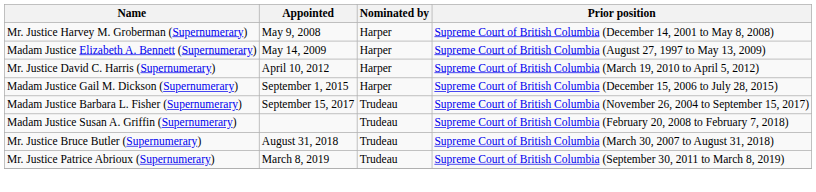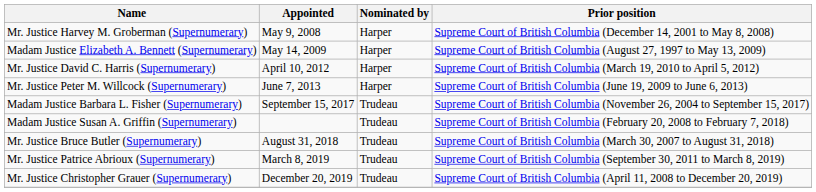+ row: (117, 86)
- row: (123, 86)
+ row: (119, 178)
